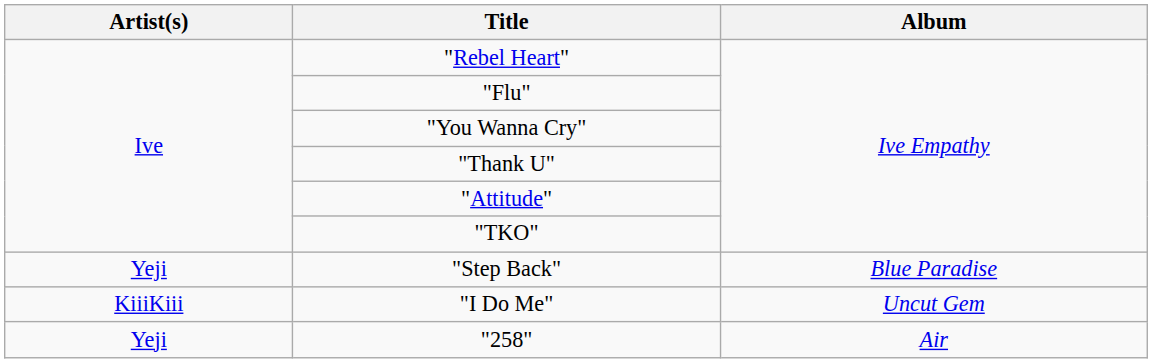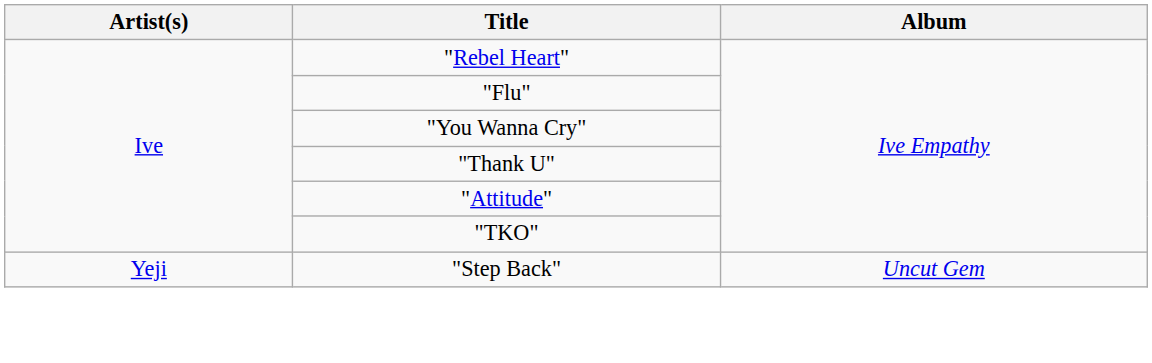(934, 269) Blue Paradise -> (934, 269) Uncut Gem
- row: (507, 304)
- row: (507, 339)
